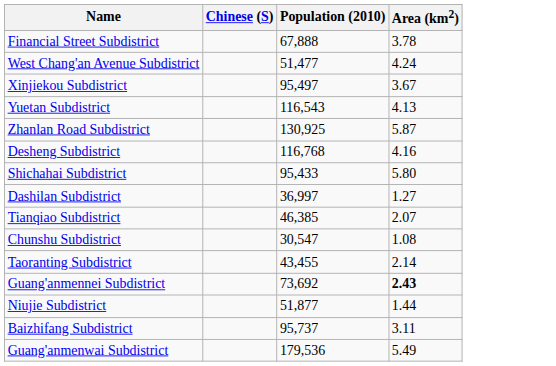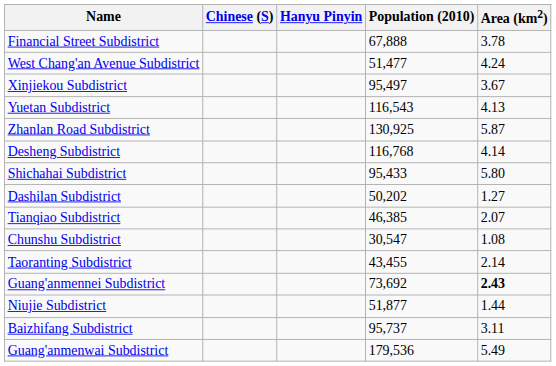+ column: (321, 17)
(404, 151) 4.16 -> (493, 151) 4.14
(299, 195) 36,997 -> (388, 195) 50,202
